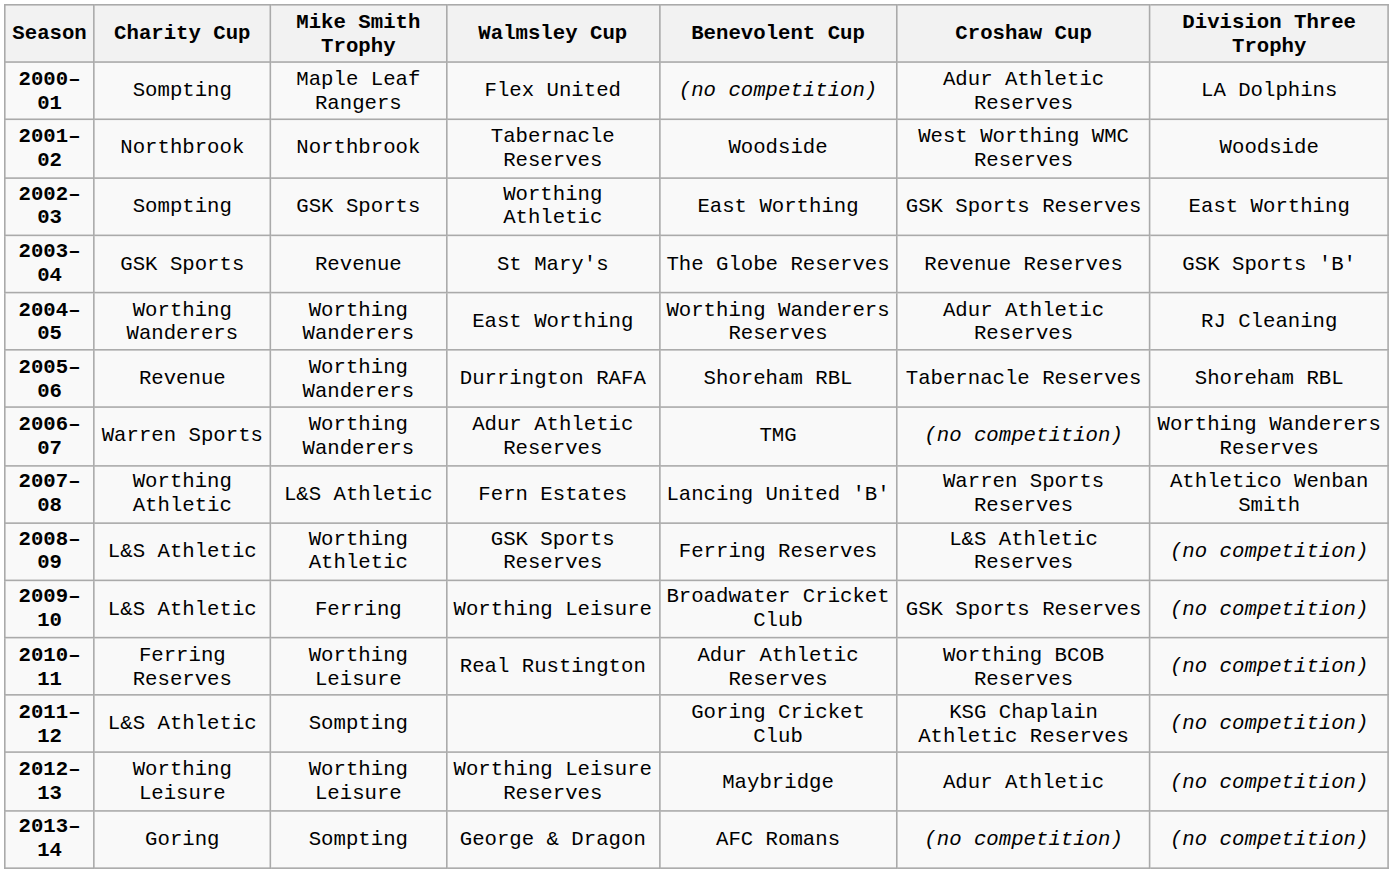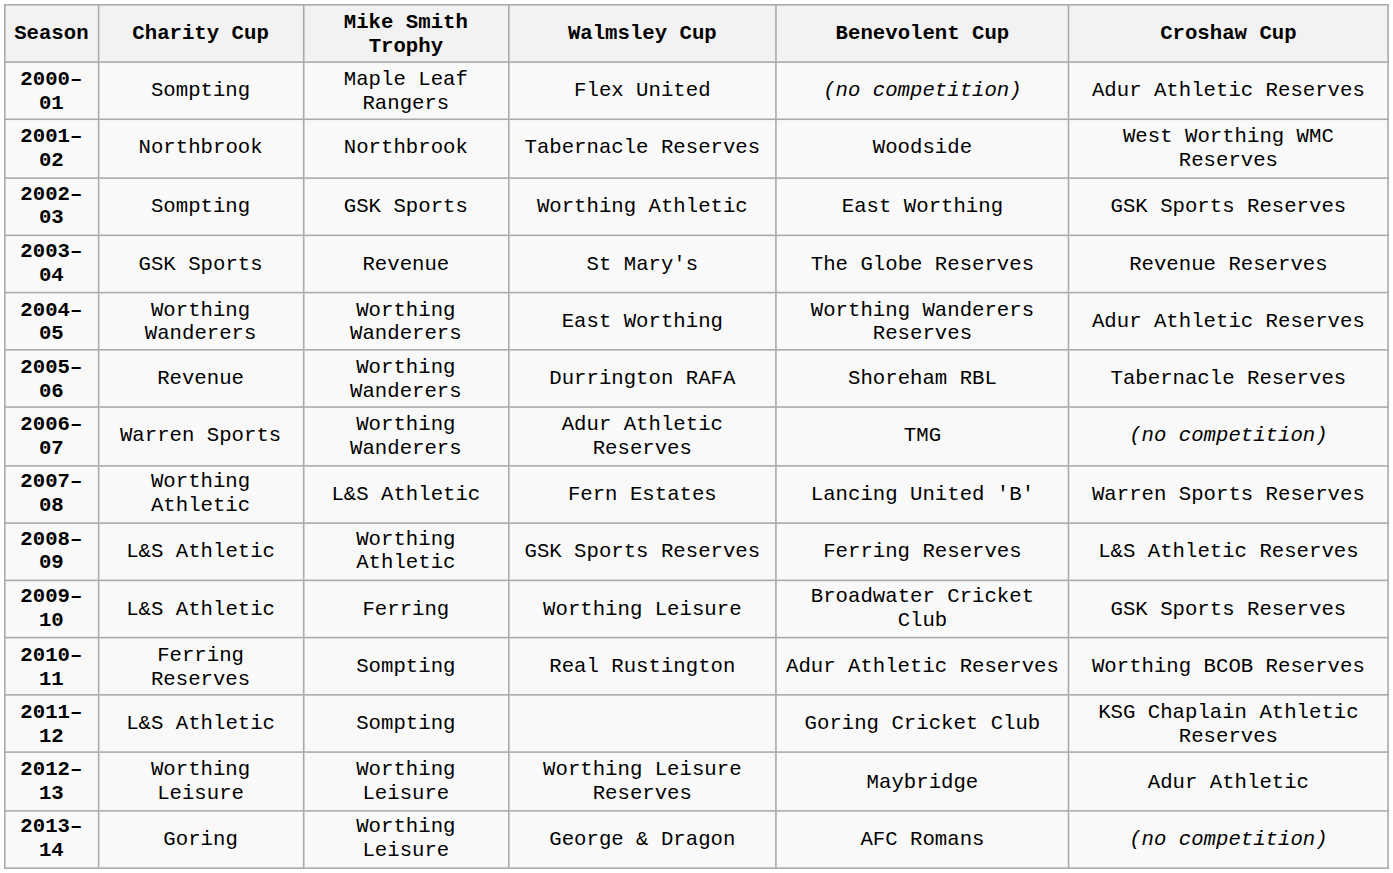- column: (1269, 34)
(358, 666) Worthing Leisure -> (406, 666) Sompting
(358, 839) Sompting -> (406, 839) Worthing Leisure
